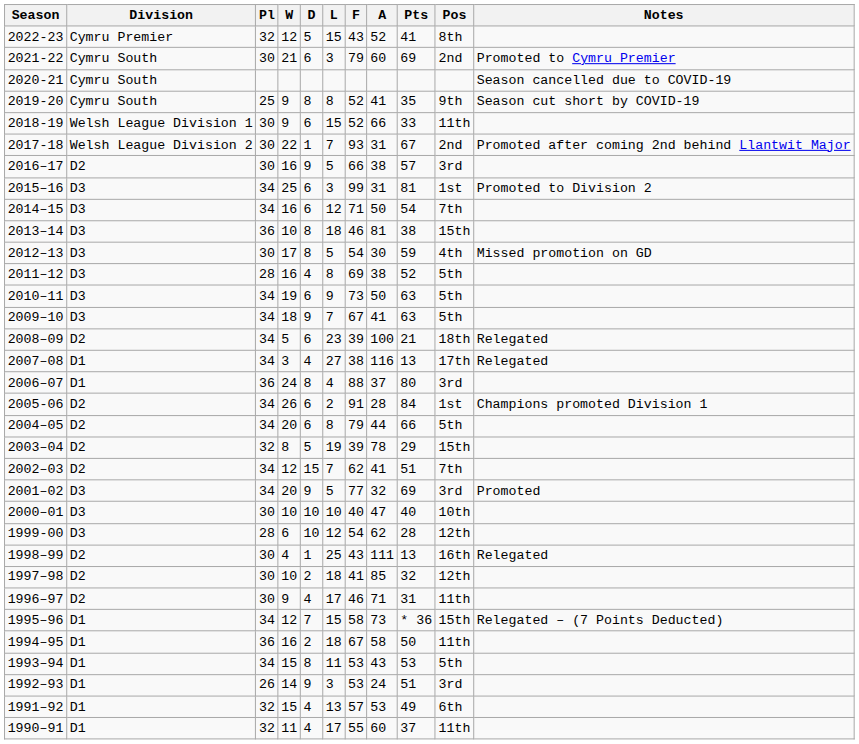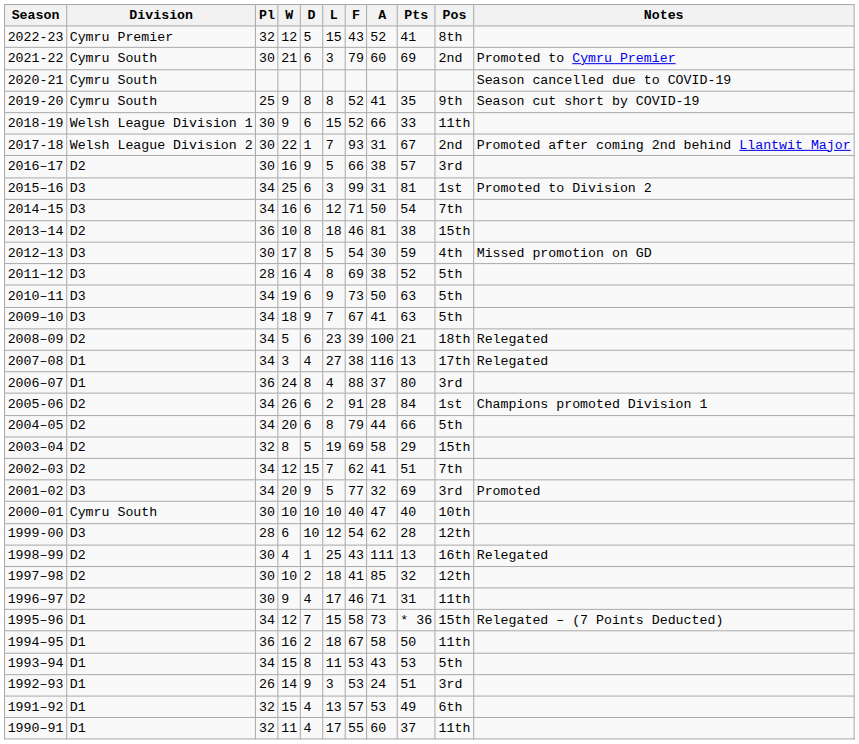(78, 231) D3 -> (78, 231) D2
(356, 448) 39 -> (356, 448) 69
(378, 448) 78 -> (378, 448) 58
(78, 512) D3 -> (113, 512) Cymru South
